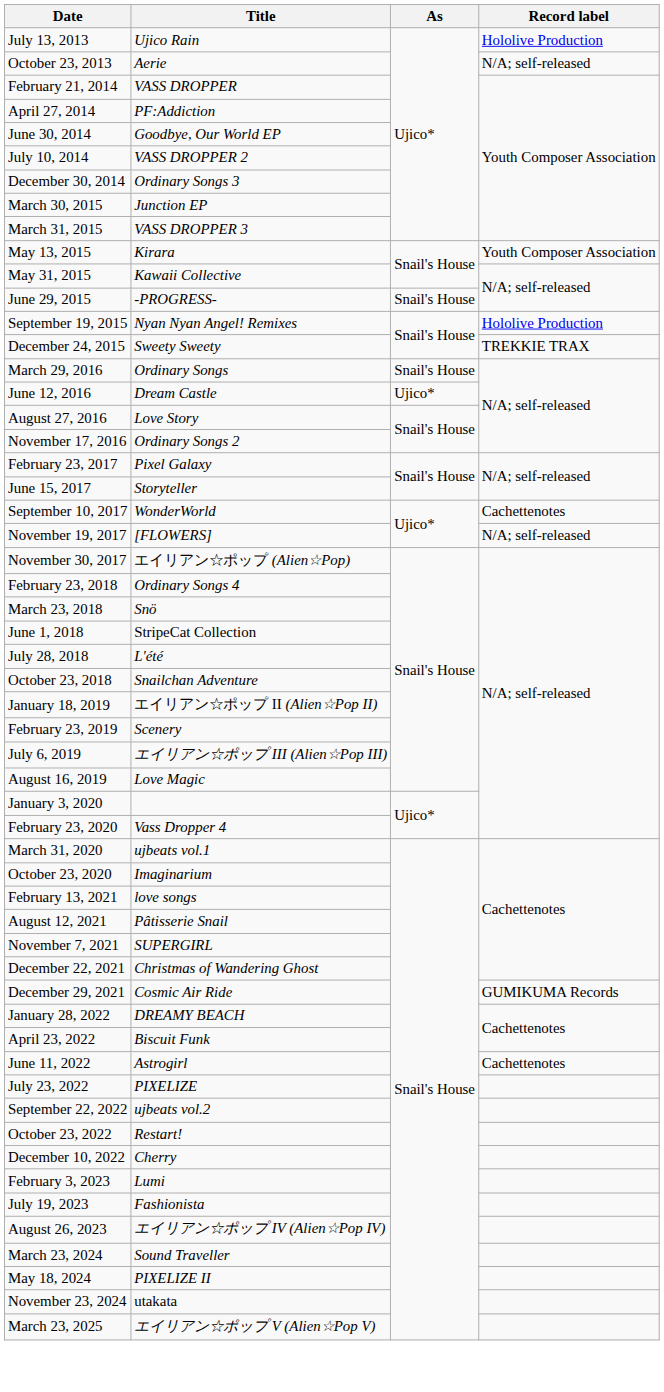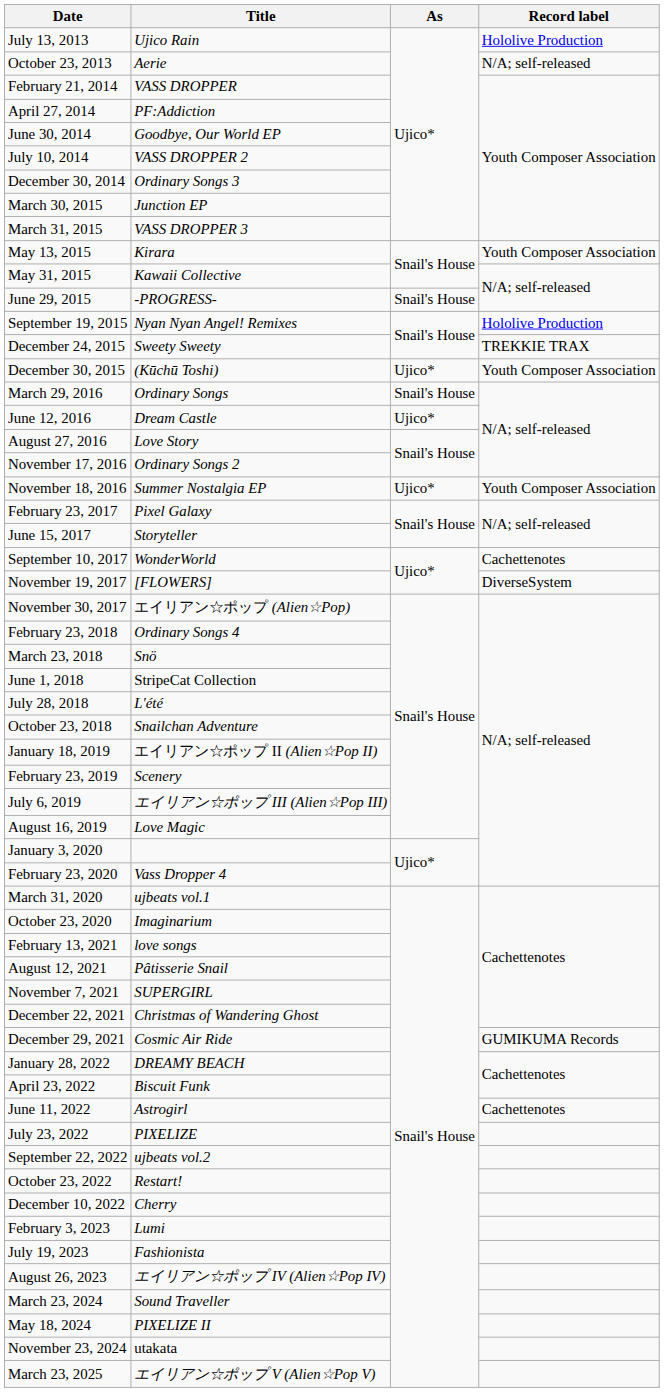+ row: (66, 370)
+ row: (67, 488)
(536, 535) N/A; self-released -> (527, 582) DiverseSystem
